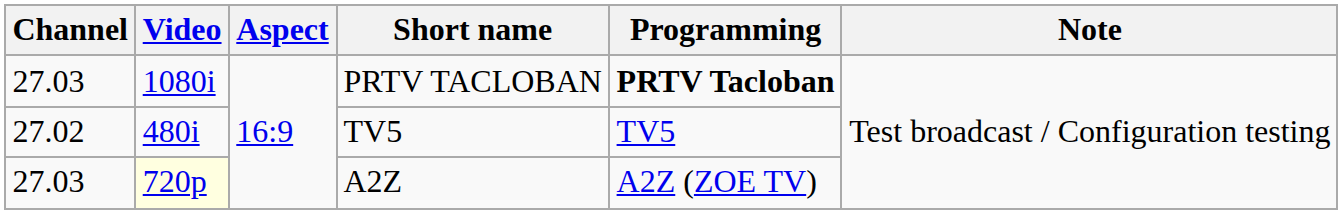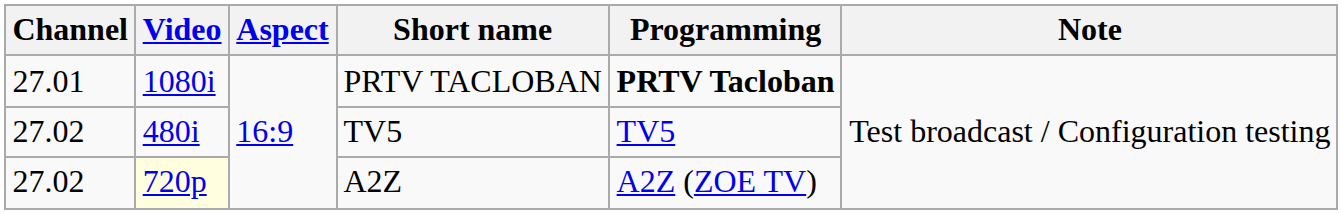(48, 80) 27.03 -> (48, 80) 27.01
(48, 182) 27.03 -> (48, 182) 27.02
